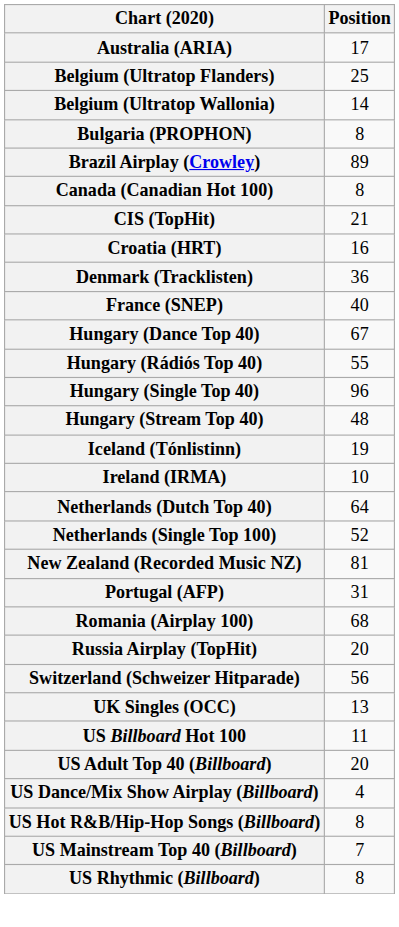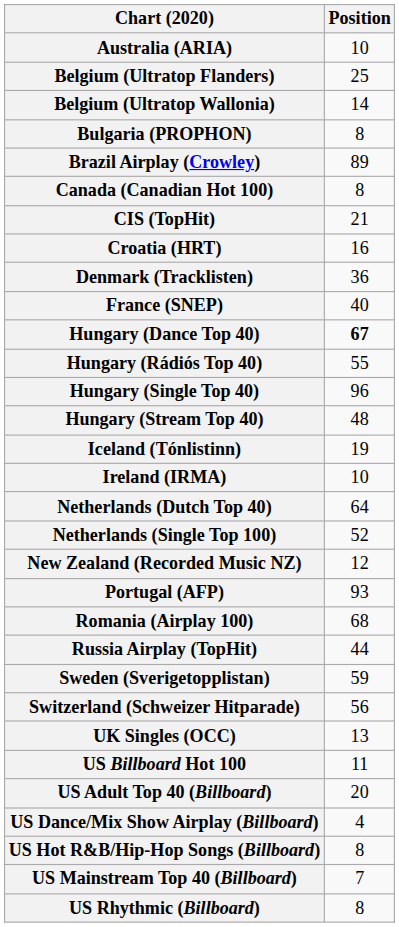(360, 47) 17 -> (360, 47) 10
(360, 334) normal -> (360, 334) bold
(360, 563) 81 -> (360, 563) 12
(360, 592) 31 -> (360, 592) 93
(360, 649) 20 -> (360, 649) 44
+ row: (164, 678)
